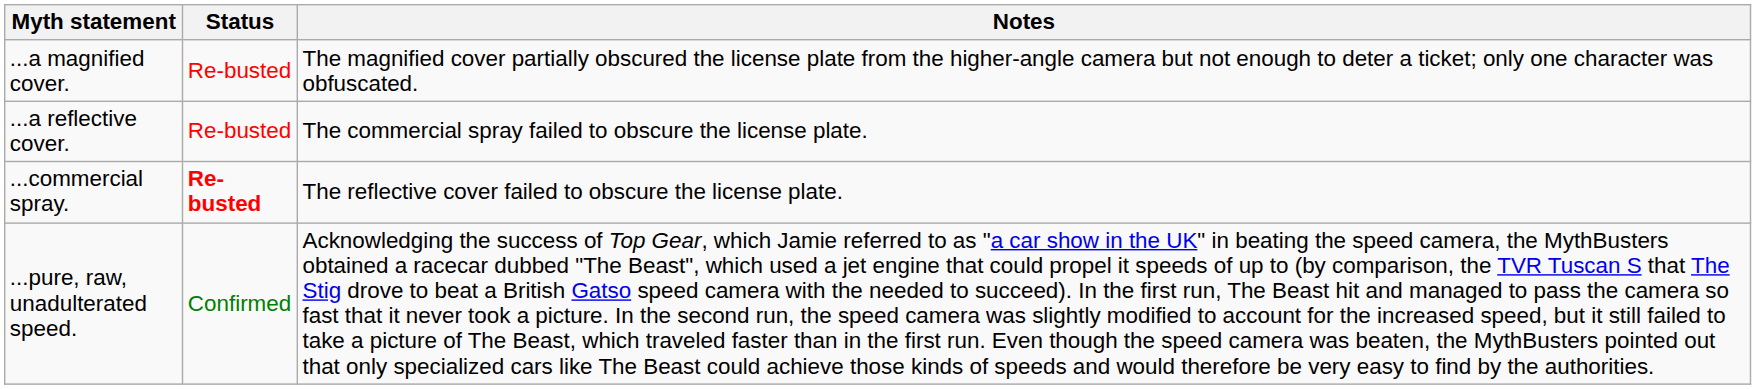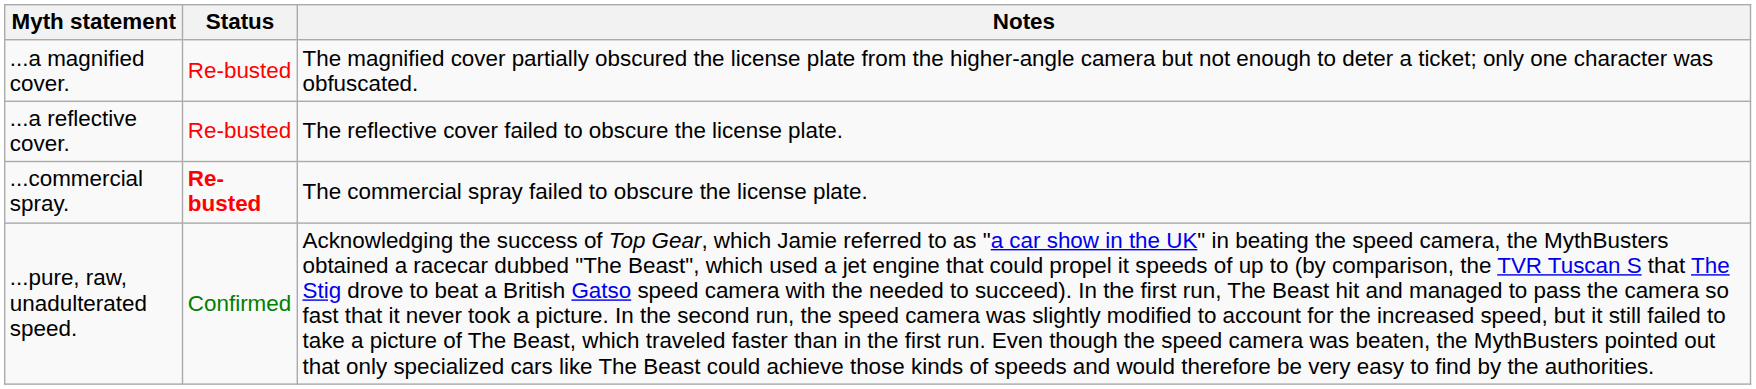(585, 131) The commercial spray failed to obscure the license plate. -> (573, 131) The reflective cover failed to obscure the license plate.
(573, 191) The reflective cover failed to obscure the license plate. -> (585, 191) The commercial spray failed to obscure the license plate.
